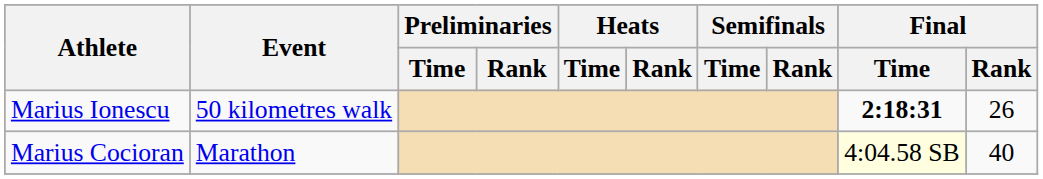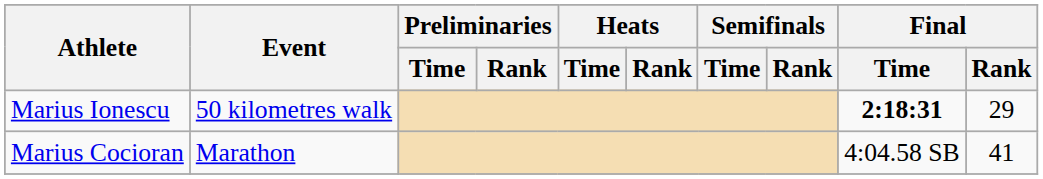(1002, 110) 26 -> (1002, 110) 29
(902, 152) lightyellow background -> (902, 152) no background
(1002, 152) 40 -> (1002, 152) 41
